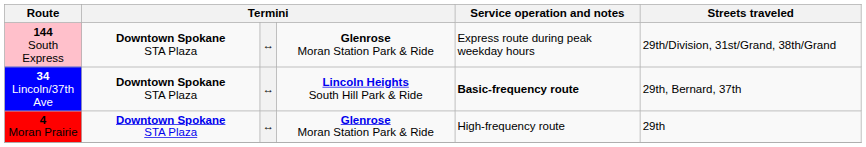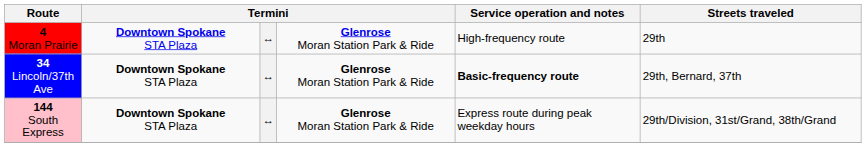rows swapped: (43, 127) <-> (43, 45)
(366, 89) Lincoln Heights South Hill Park & Ride -> (366, 76) Glenrose Moran Station Park & Ride
